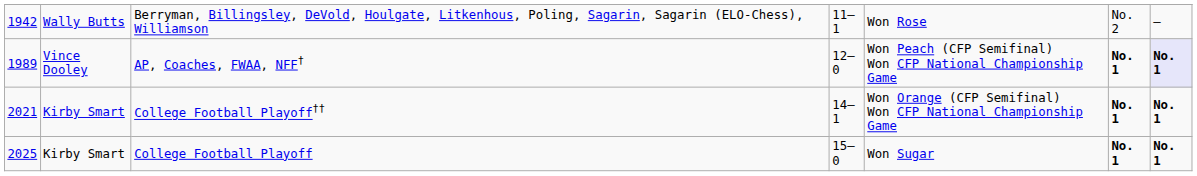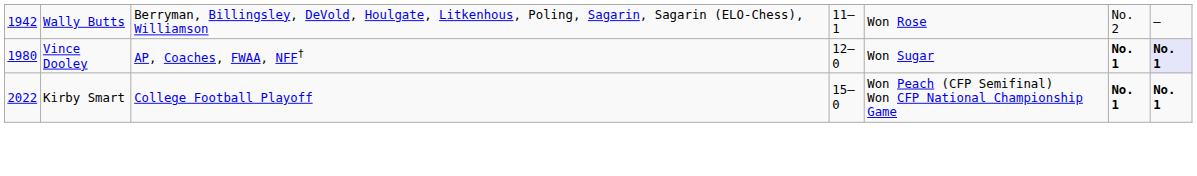(22, 63) 1989 -> (22, 56) 1980
(975, 63) Won Peach (CFP Semifinal) Won CFP National Championship Game -> (901, 56) Won Sugar
- row: (230, 112)
(22, 153) 2025 -> (22, 98) 2022
(901, 153) Won Sugar -> (975, 98) Won Peach (CFP Semifinal) Won CFP National Championship Game
